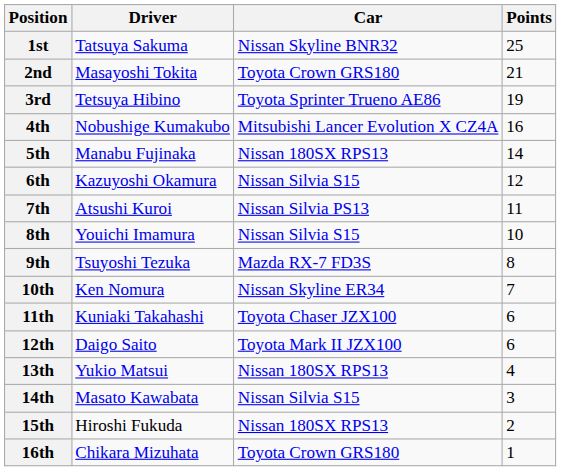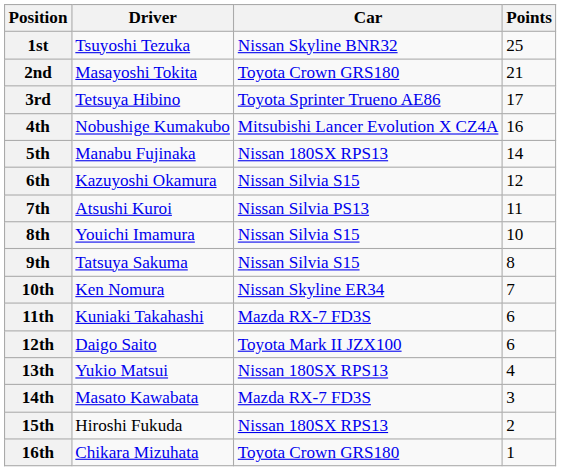(132, 45) Tatsuya Sakuma -> (133, 45) Tsuyoshi Tezuka
(515, 99) 19 -> (515, 99) 17
(133, 262) Tsuyoshi Tezuka -> (132, 262) Tatsuya Sakuma
(304, 262) Mazda RX-7 FD3S -> (299, 262) Nissan Silvia S15
(317, 316) Toyota Chaser JZX100 -> (304, 316) Mazda RX-7 FD3S
(299, 398) Nissan Silvia S15 -> (304, 398) Mazda RX-7 FD3S
